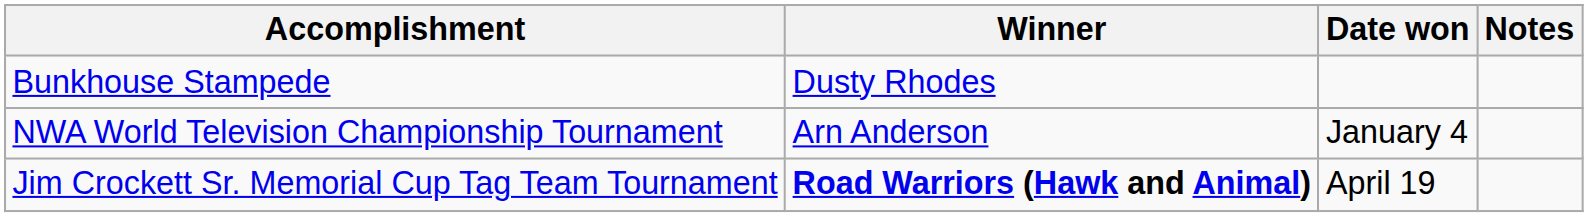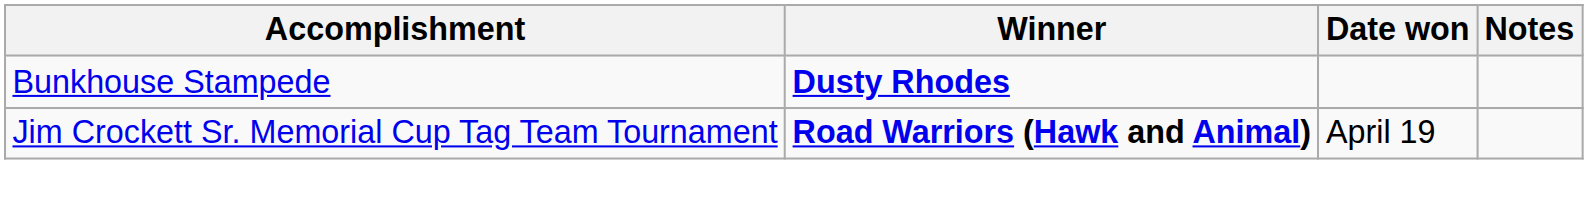(894, 81) normal -> (901, 81) bold
- row: (368, 132)
